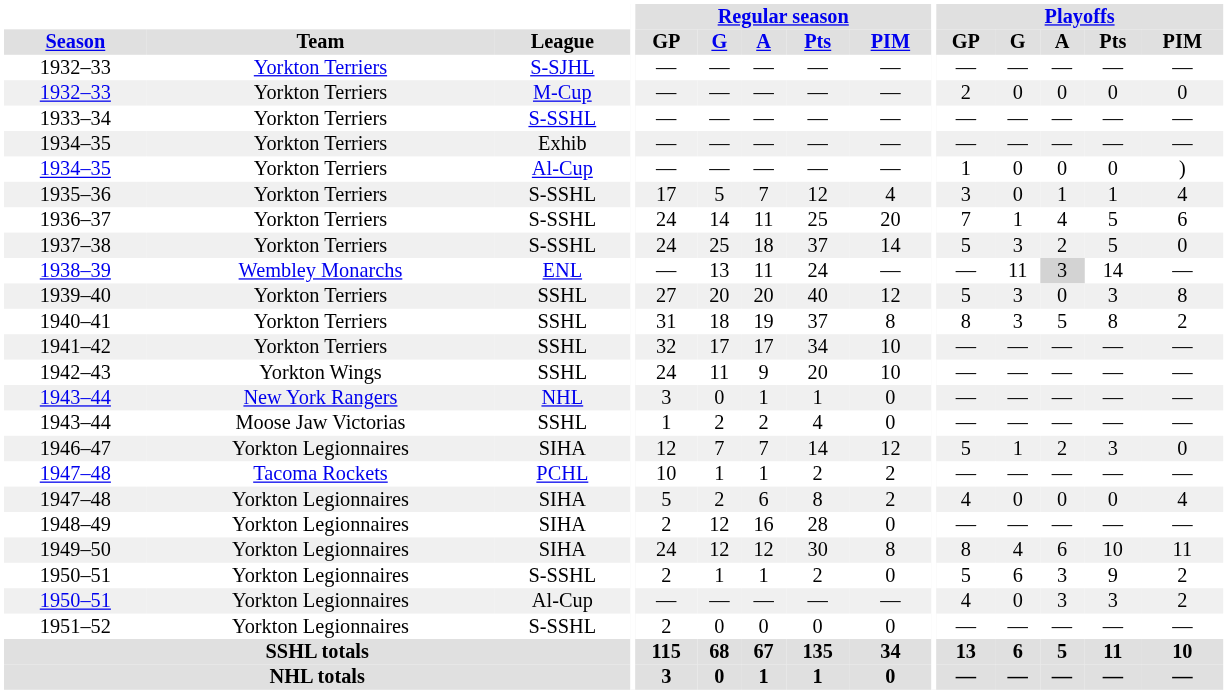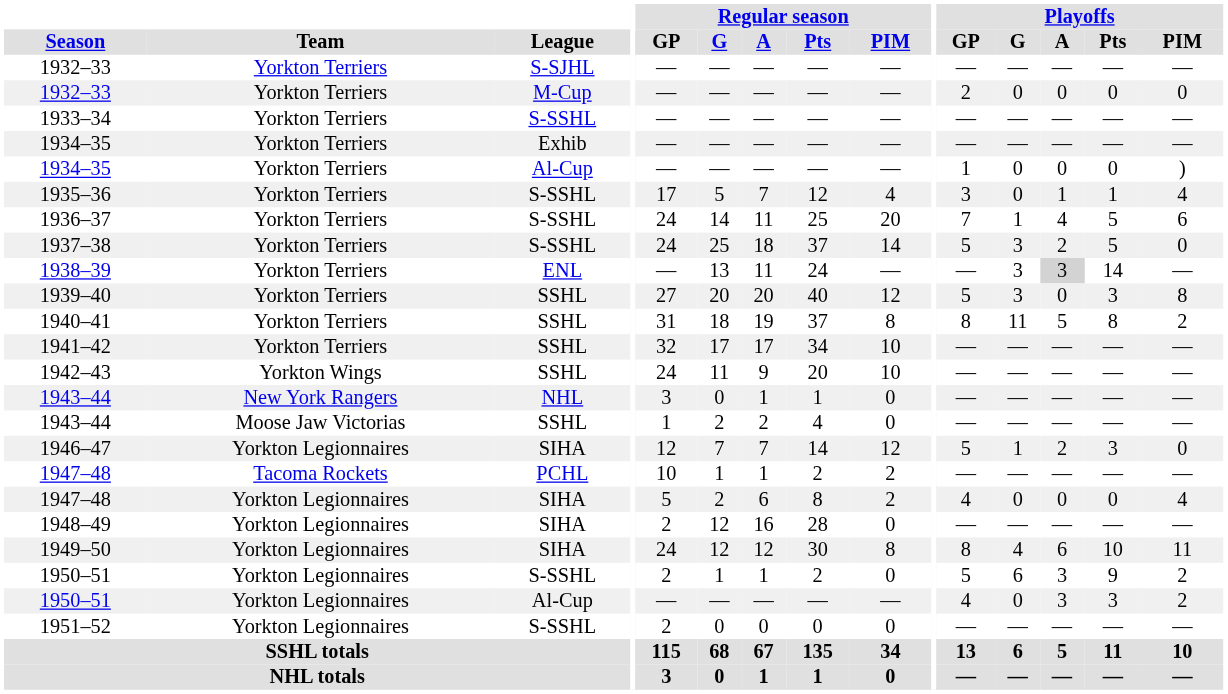(320, 270) Wembley Monarchs -> (320, 270) Yorkton Terriers
(1018, 270) 11 -> (1018, 270) 3
(1018, 321) 3 -> (1018, 321) 11
